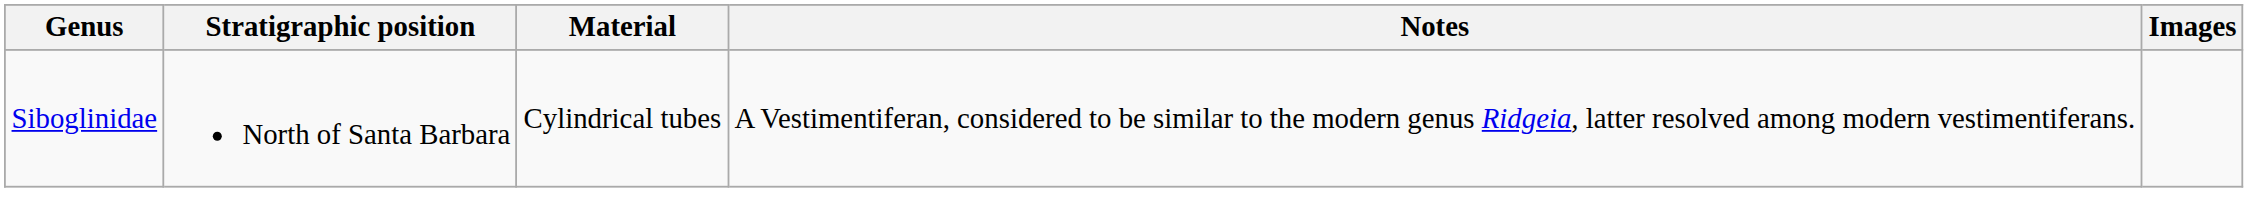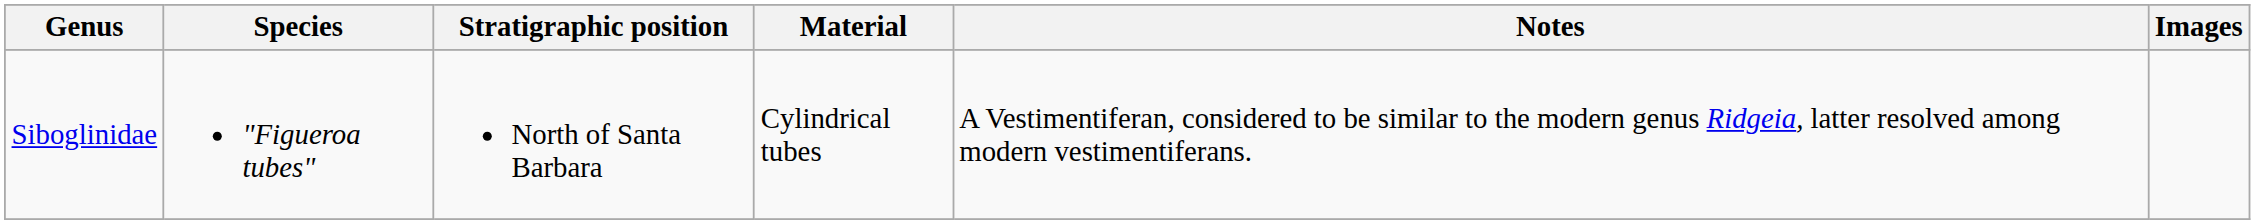+ column: (298, 27)
